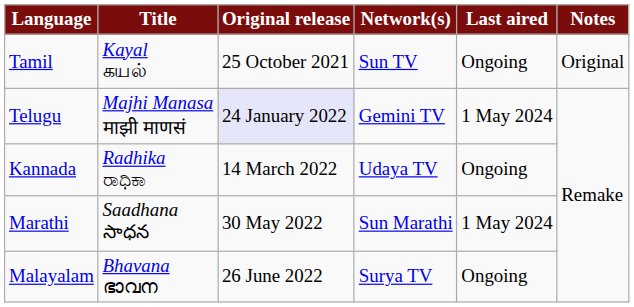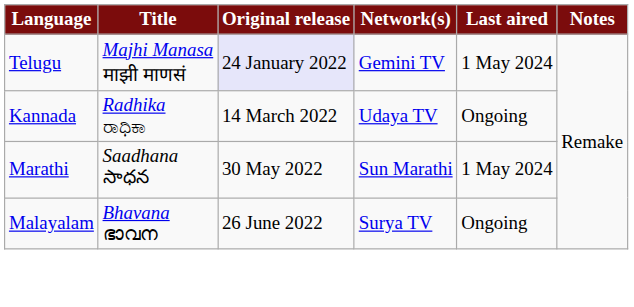- row: (31, 61)
